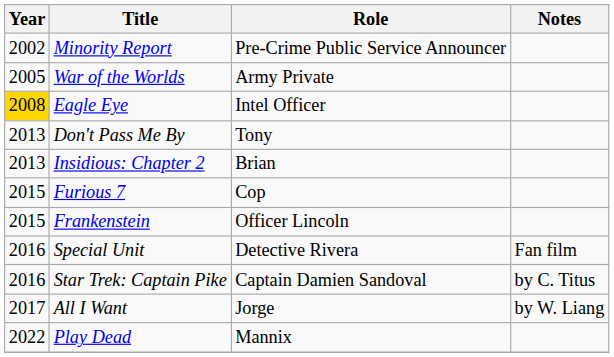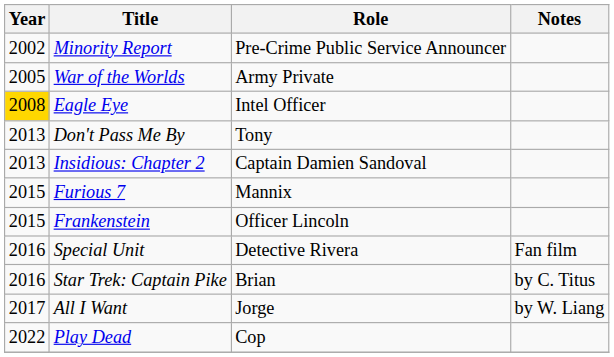(255, 163) Brian -> (331, 163) Captain Damien Sandoval
(250, 192) Cop -> (264, 192) Mannix
(331, 279) Captain Damien Sandoval -> (255, 279) Brian
(264, 337) Mannix -> (250, 337) Cop
